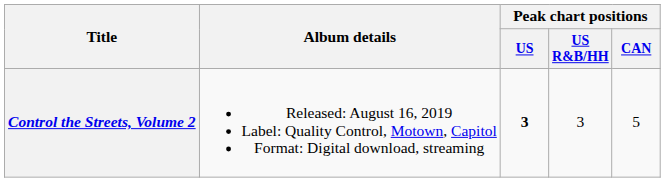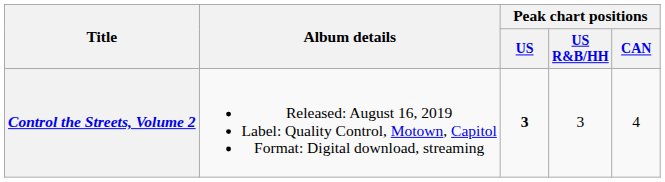(636, 122) 5 -> (636, 122) 4
